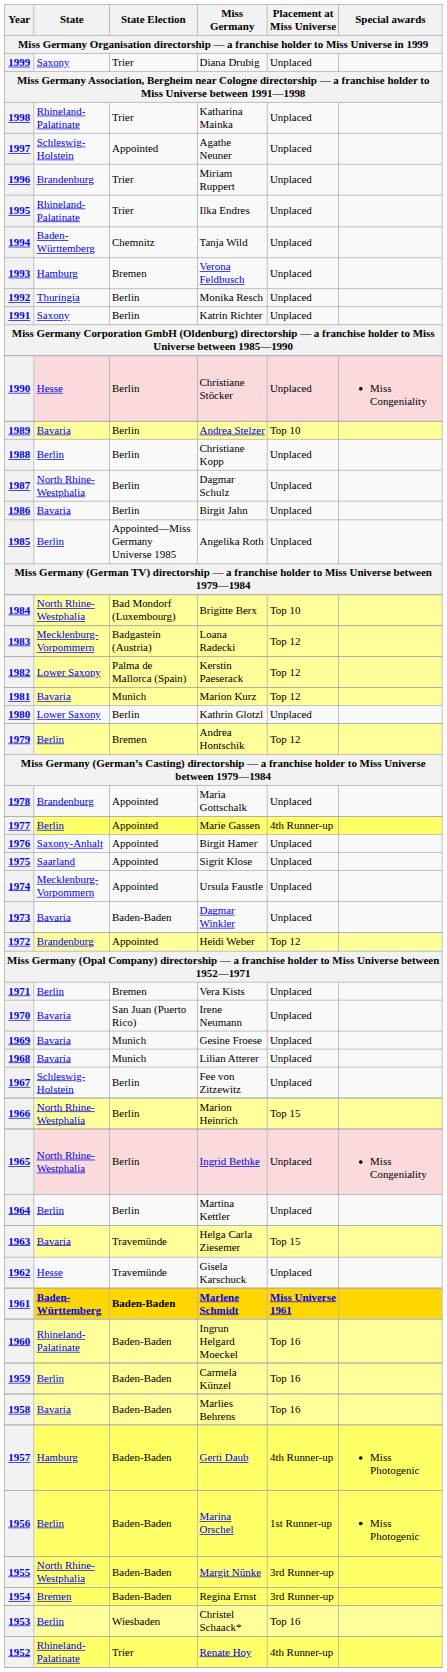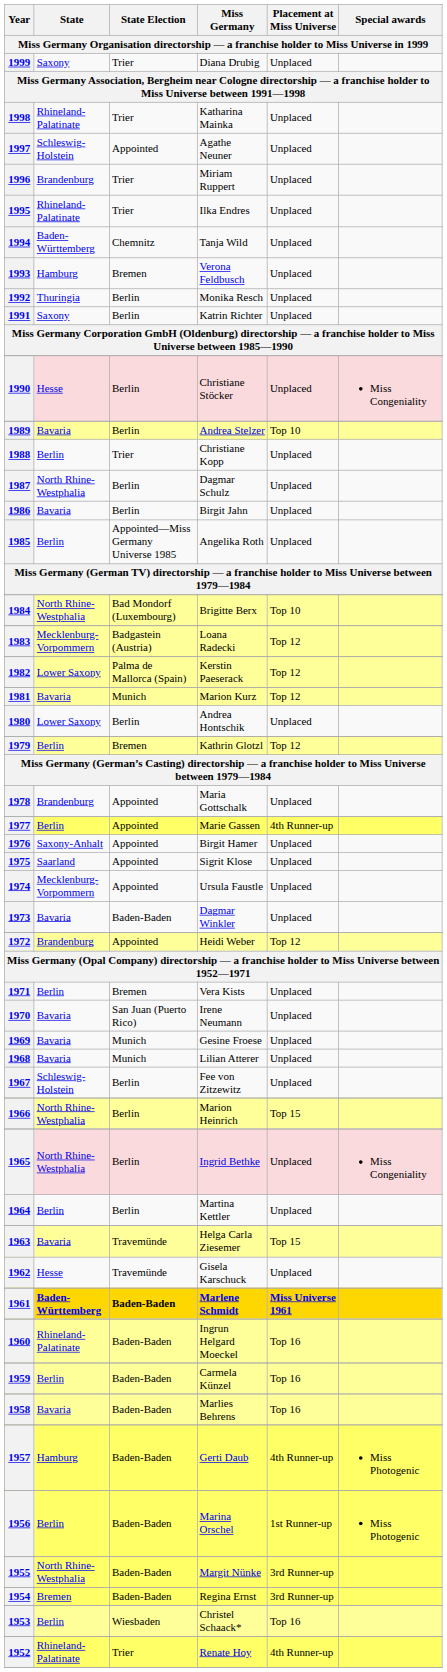(126, 455) Berlin -> (123, 455) Trier
(231, 714) Kathrin Glotzl -> (222, 721) Andrea Hontschik
(222, 739) Andrea Hontschik -> (231, 745) Kathrin Glotzl
